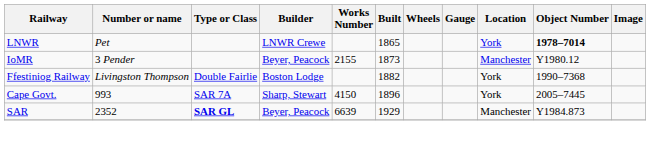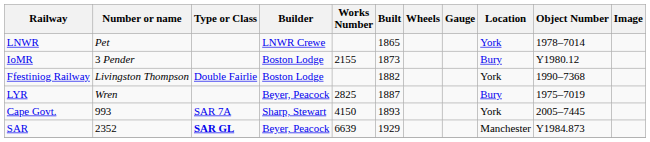(560, 42) bold -> (560, 42) normal
(296, 59) Beyer, Peacock -> (293, 59) Boston Lodge
(506, 59) Manchester -> (491, 59) Bury
+ row: (17, 94)
(389, 94) 1896 -> (389, 111) 1893
